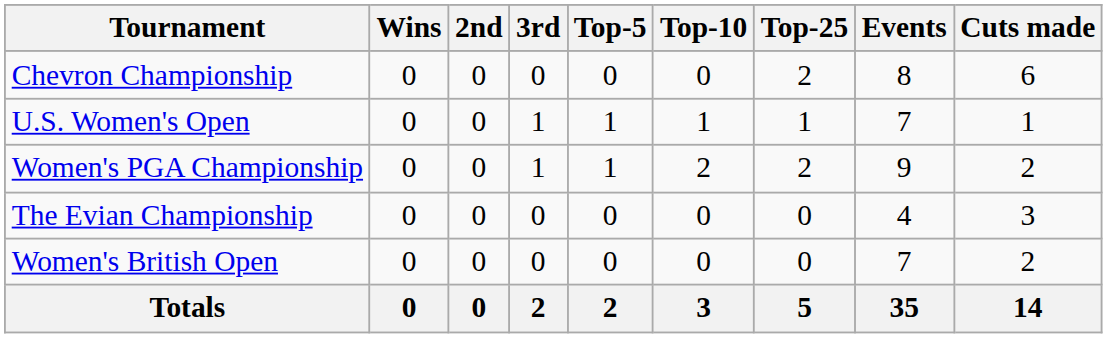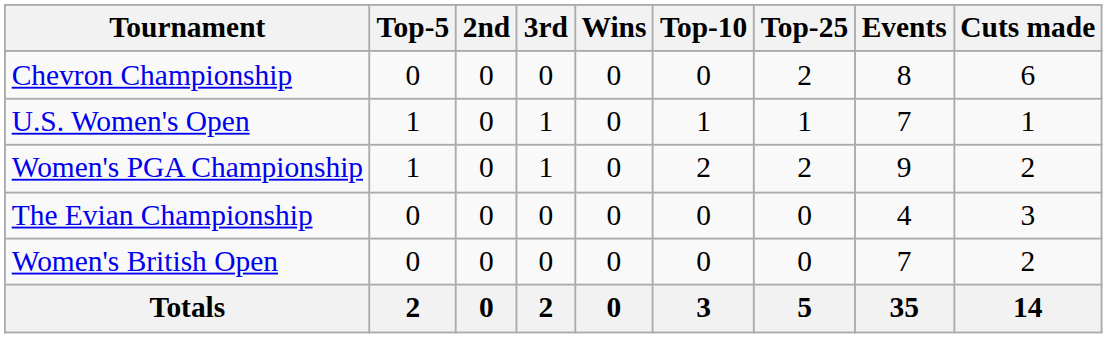columns swapped: (409, 27) <-> (610, 27)
